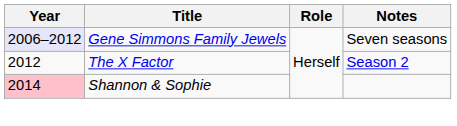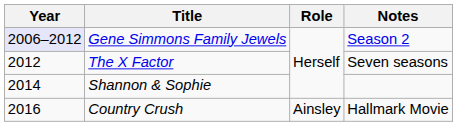(397, 39) Seven seasons -> (378, 39) Season 2
(378, 62) Season 2 -> (398, 62) Seven seasons
(24, 86) pink background -> (24, 86) no background
+ row: (136, 109)
